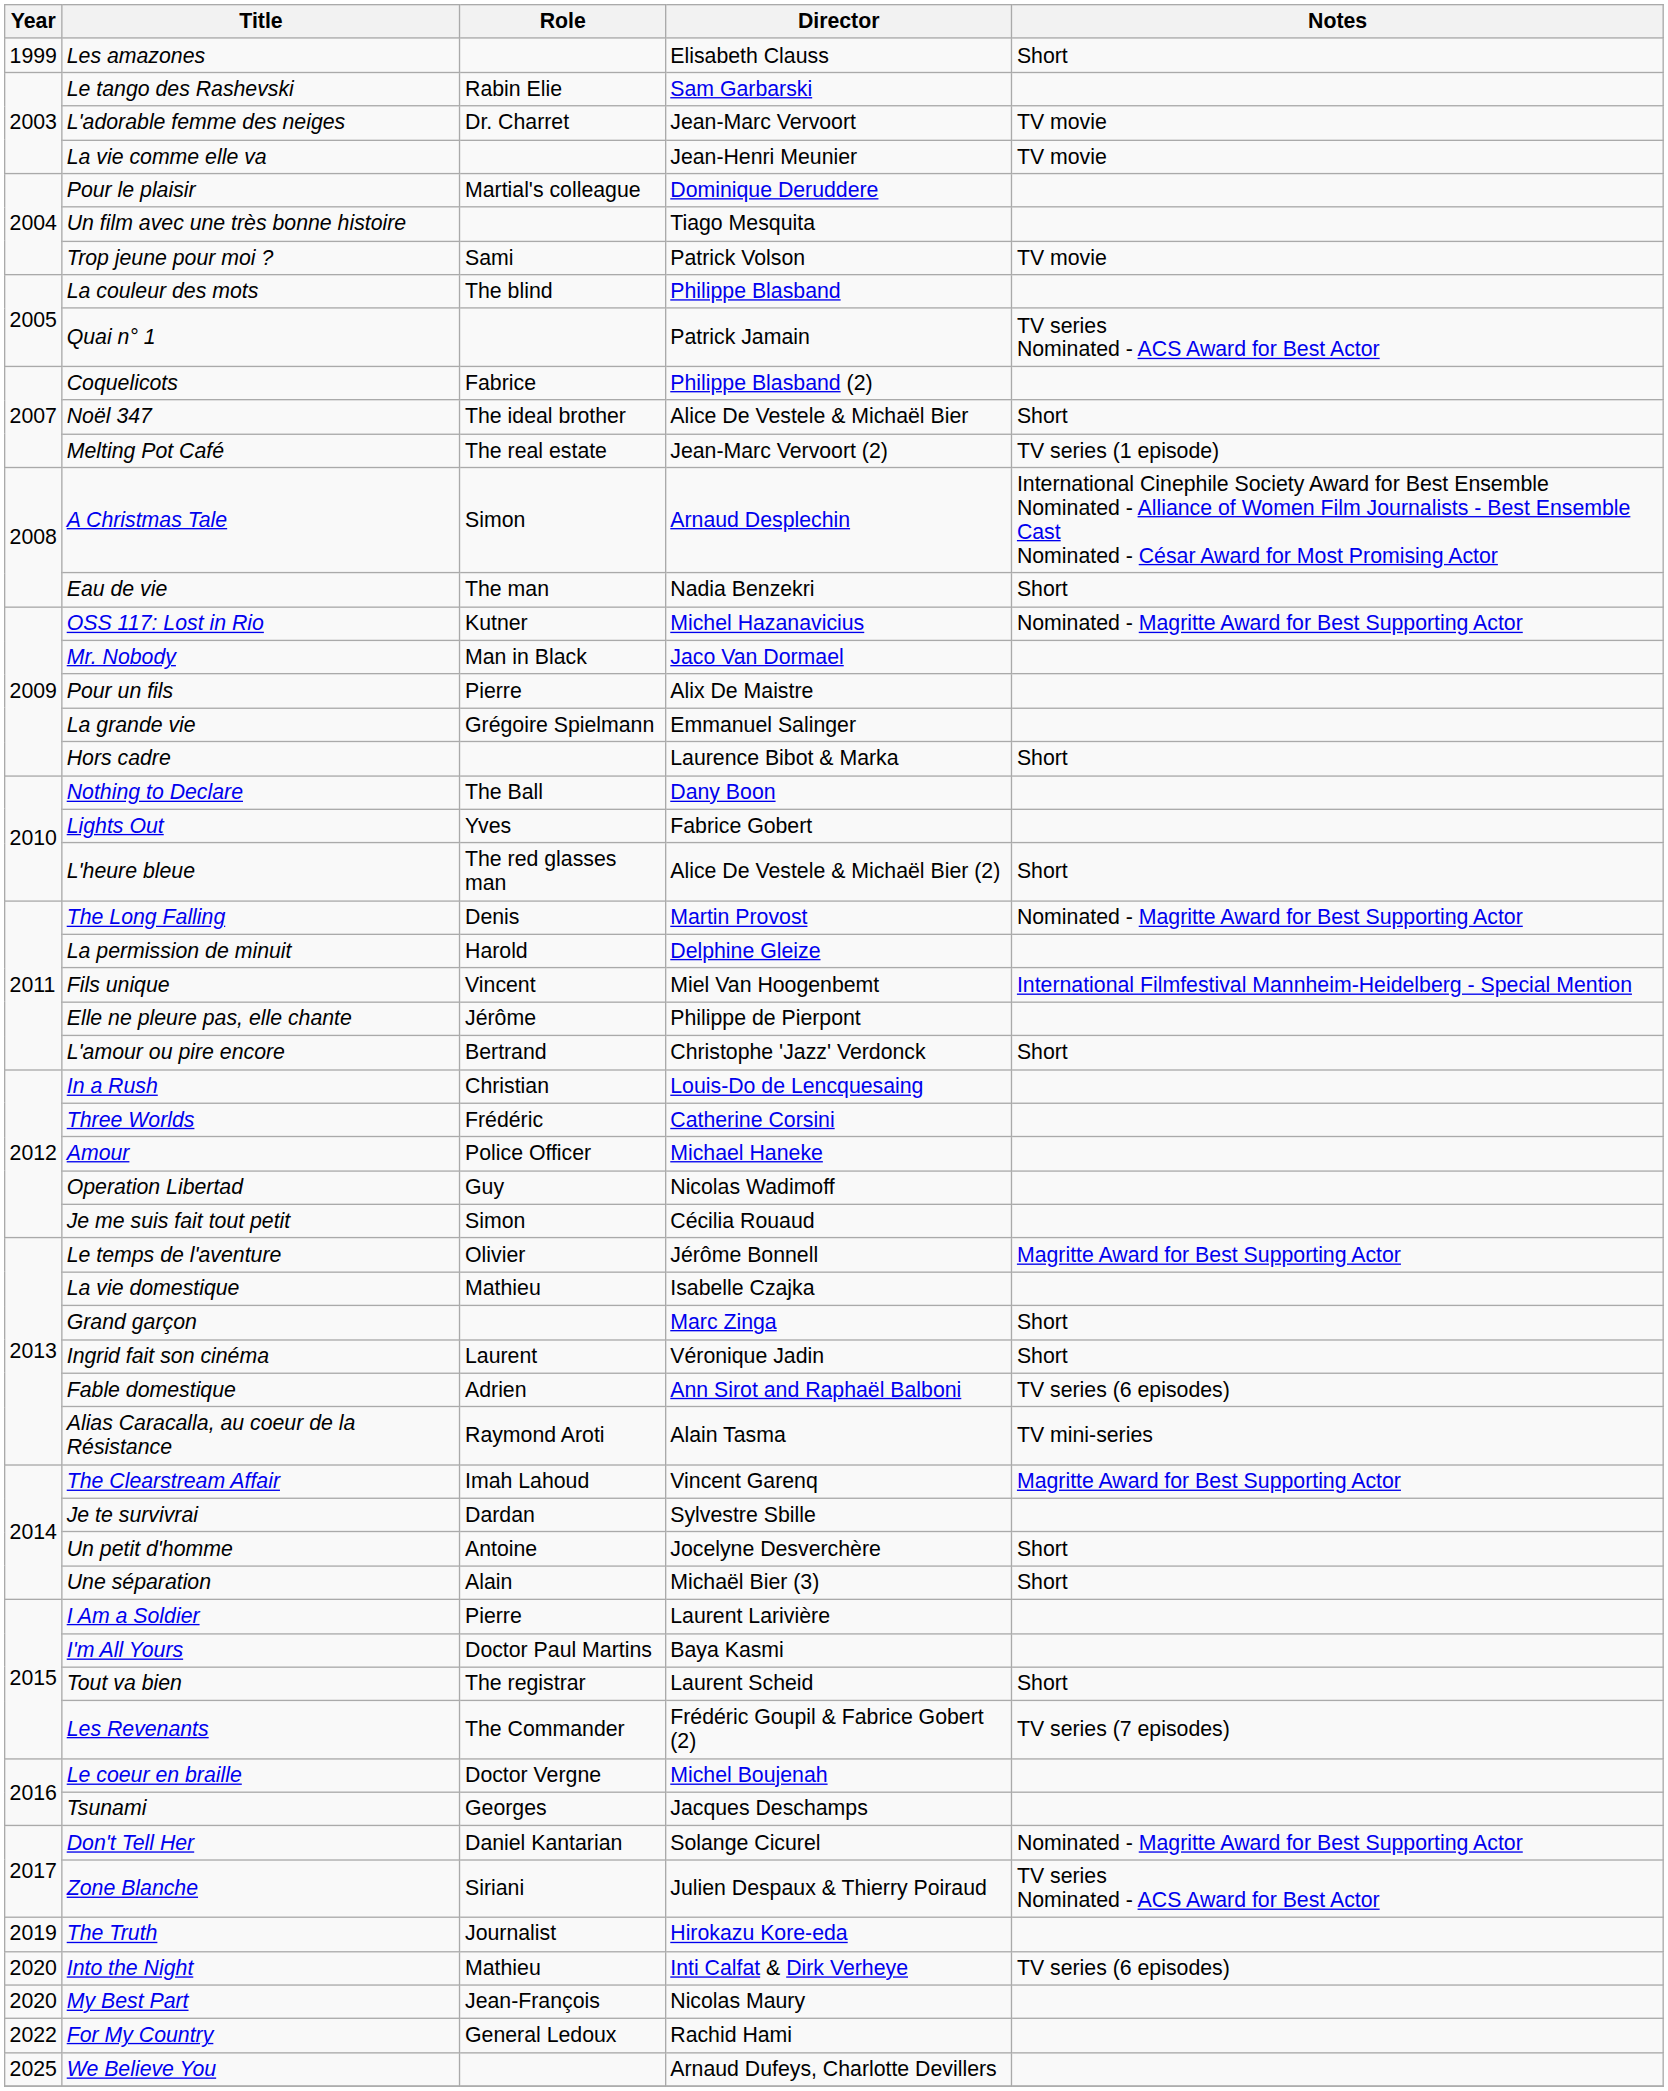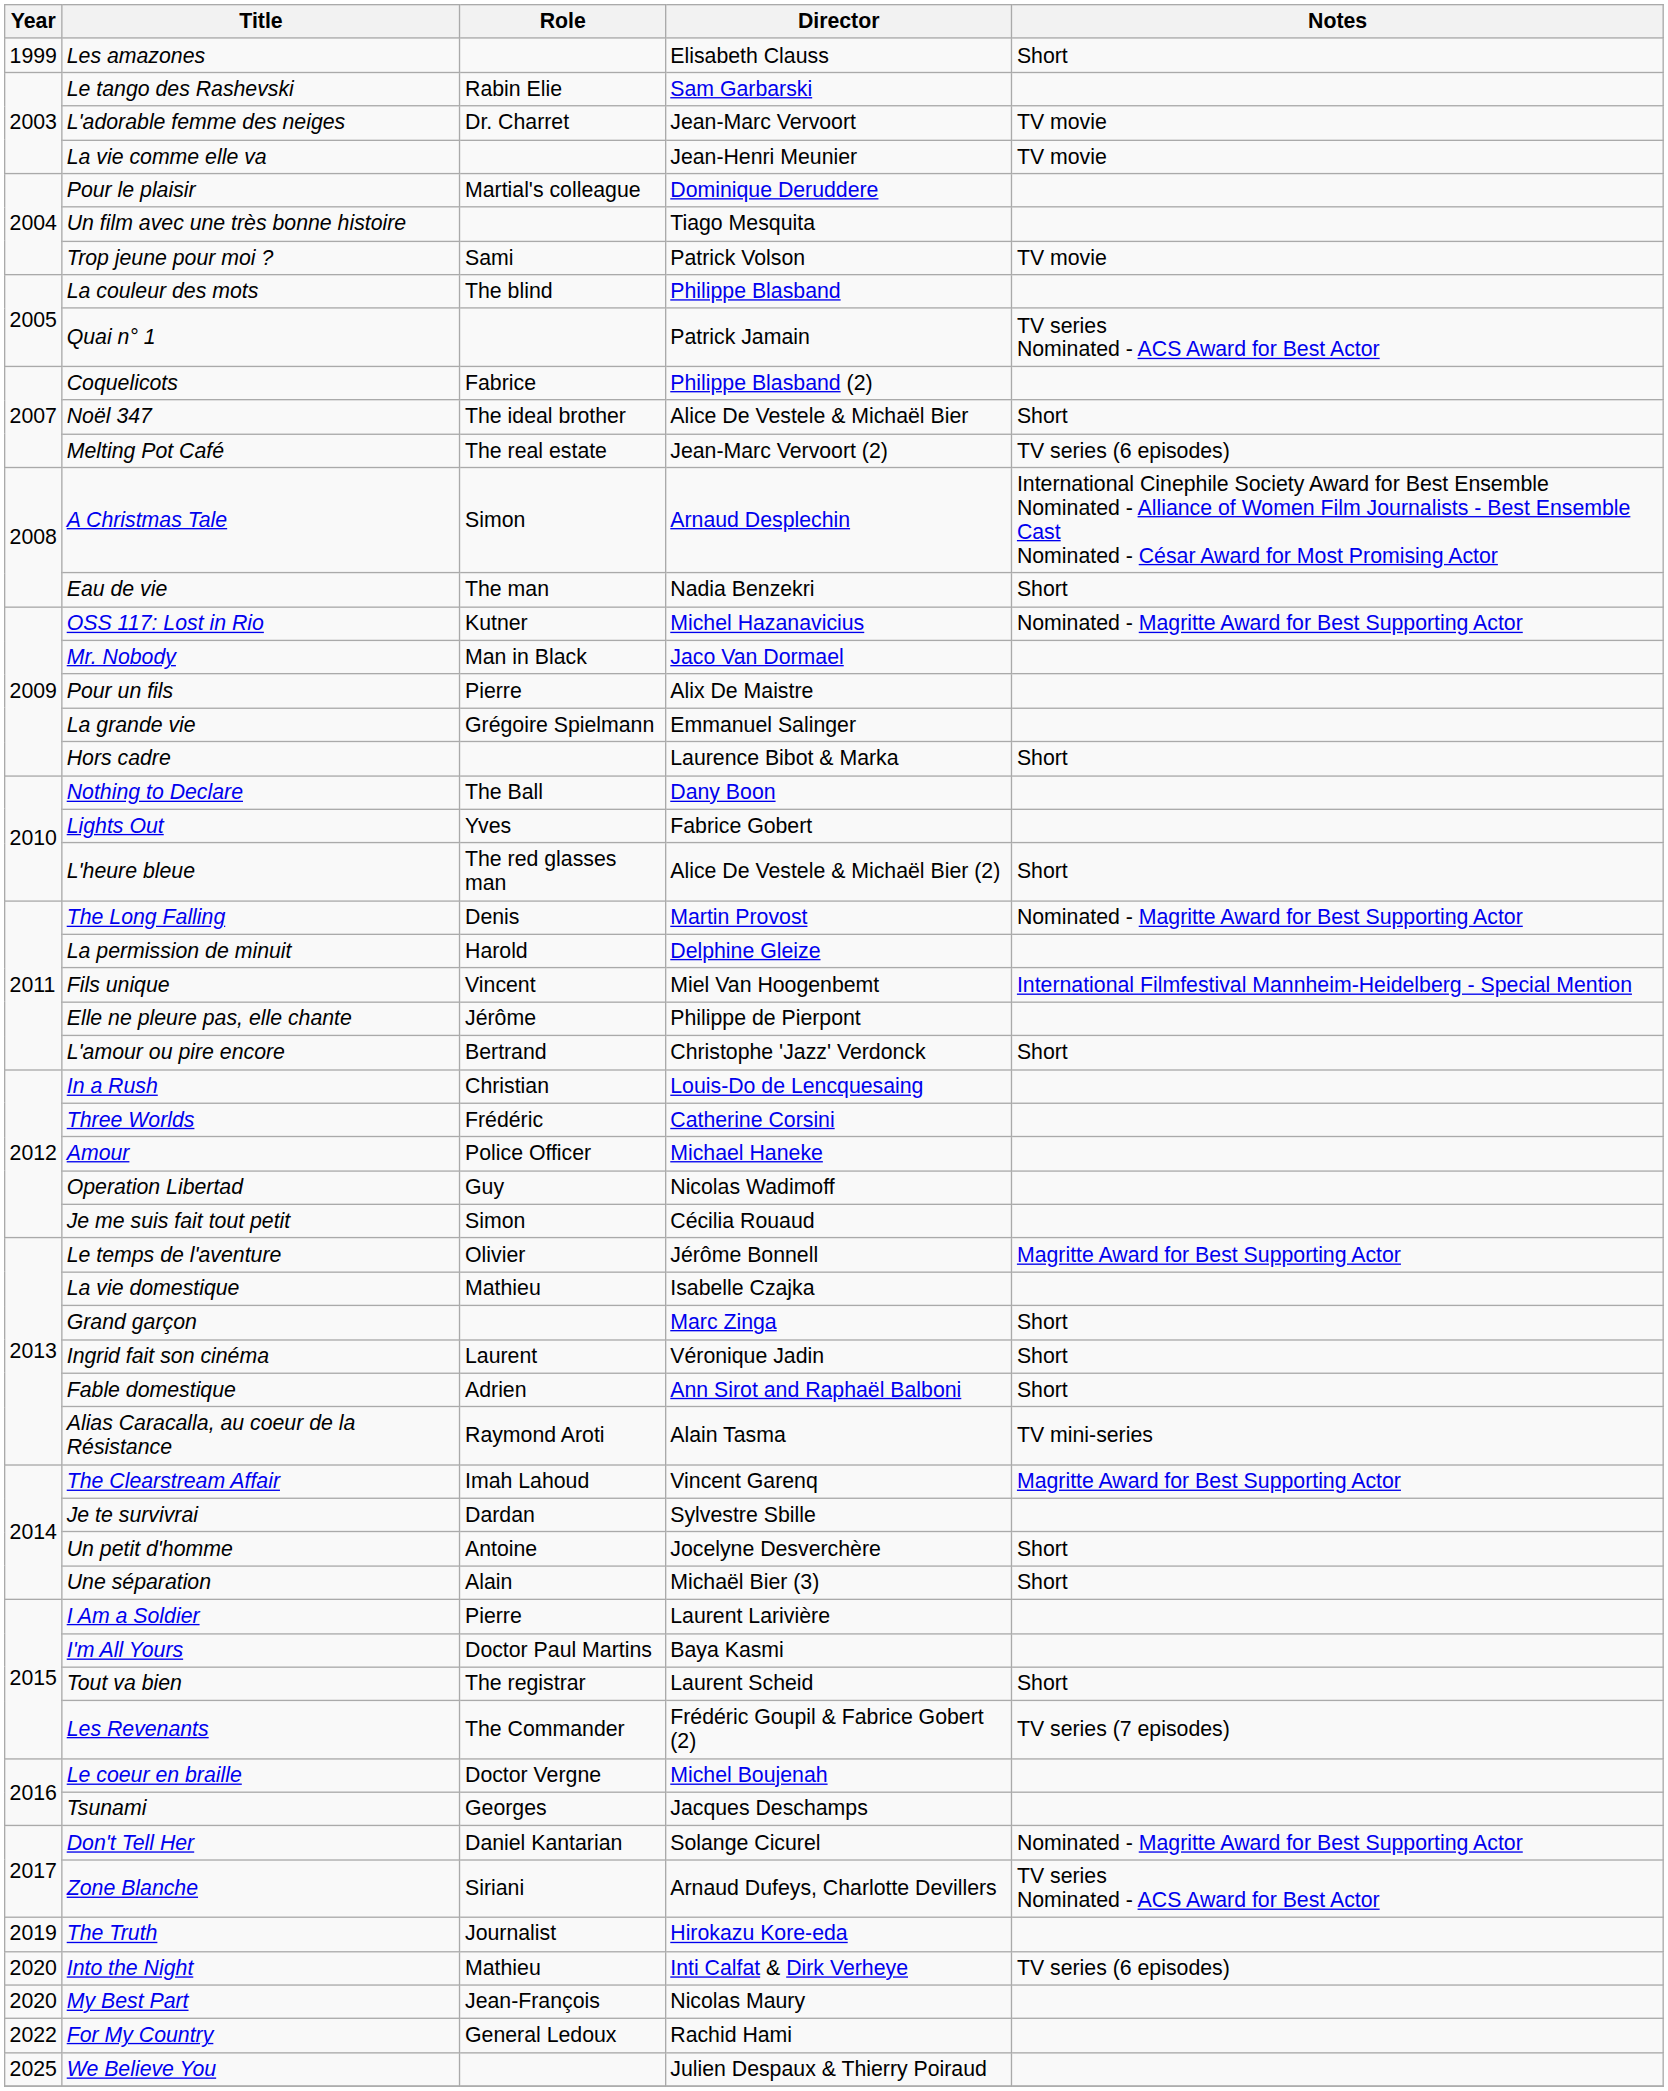(1118, 450) TV series (1 episode) -> (1123, 450) TV series (6 episodes)
(1123, 1389) TV series (6 episodes) -> (1042, 1389) Short
(829, 1888) Julien Despaux & Thierry Poiraud -> (833, 1888) Arnaud Dufeys, Charlotte Devillers
(833, 2069) Arnaud Dufeys, Charlotte Devillers -> (829, 2069) Julien Despaux & Thierry Poiraud
